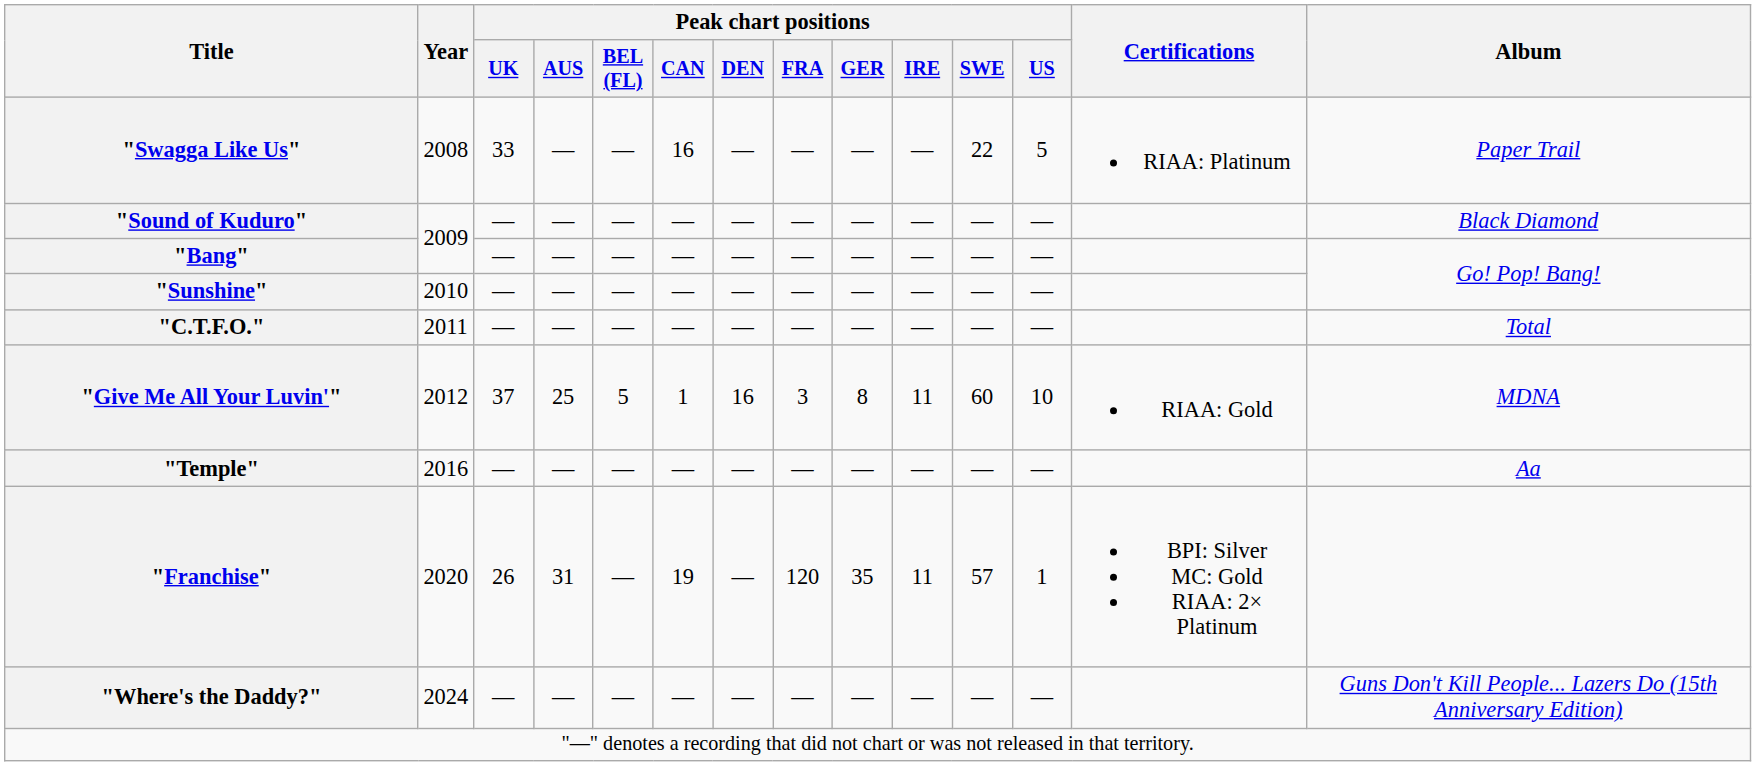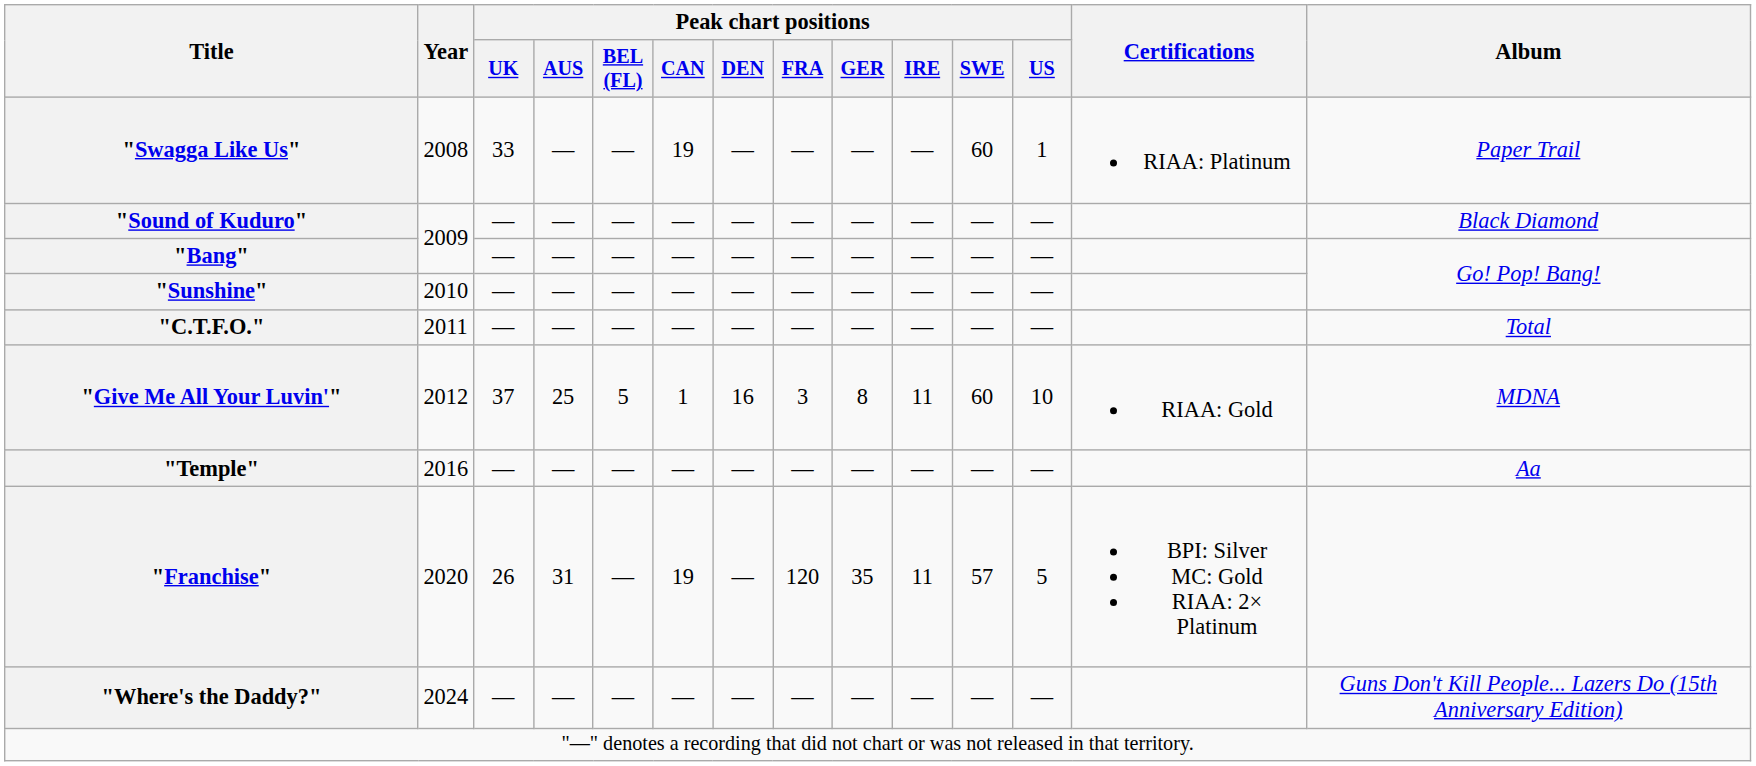(683, 149) 16 -> (683, 149) 19
(982, 149) 22 -> (982, 149) 60
(1042, 149) 5 -> (1042, 149) 1
(1042, 576) 1 -> (1042, 576) 5
